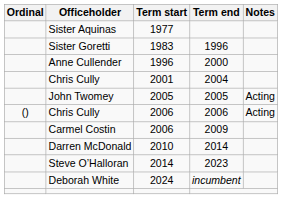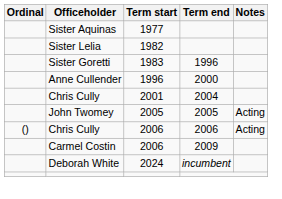+ row: (75, 46)
- row: (90, 146)
- row: (89, 163)
